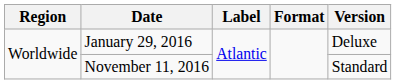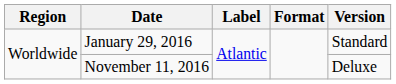(354, 41) Deluxe -> (360, 41) Standard
(360, 66) Standard -> (354, 66) Deluxe
